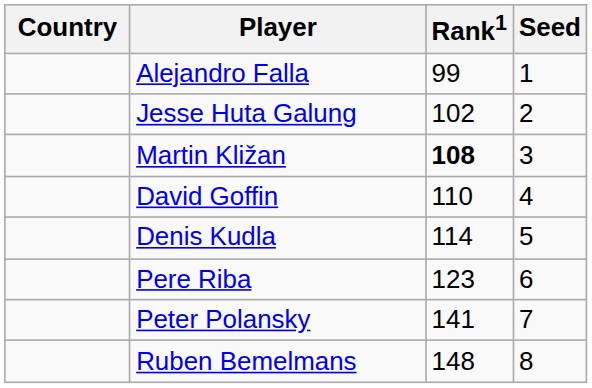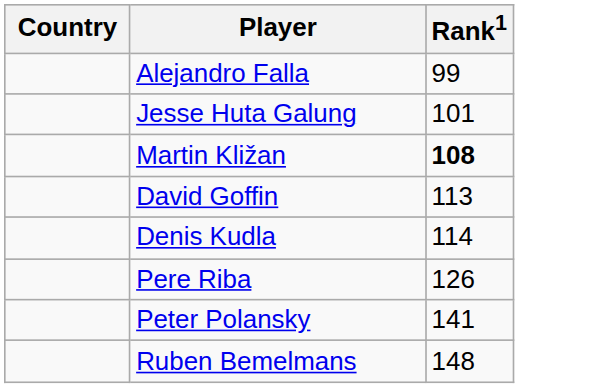- column: (550, 28)
(453, 114) 102 -> (453, 114) 101
(452, 196) 110 -> (452, 196) 113
(453, 278) 123 -> (453, 278) 126
